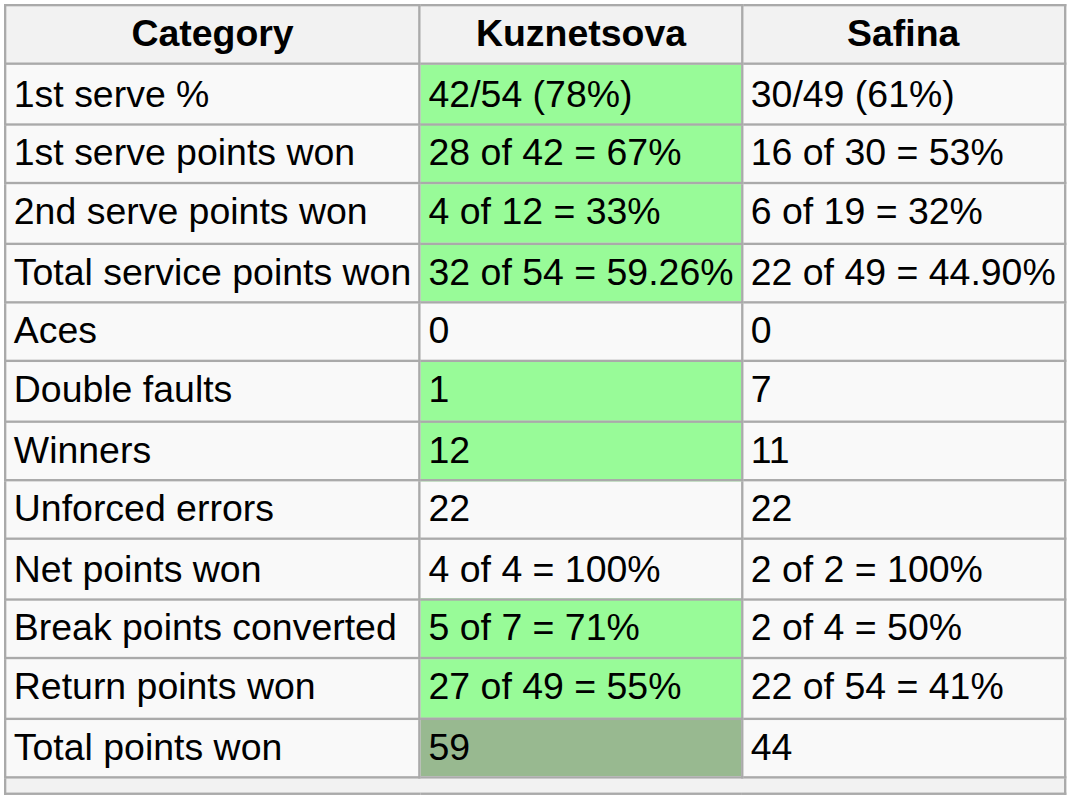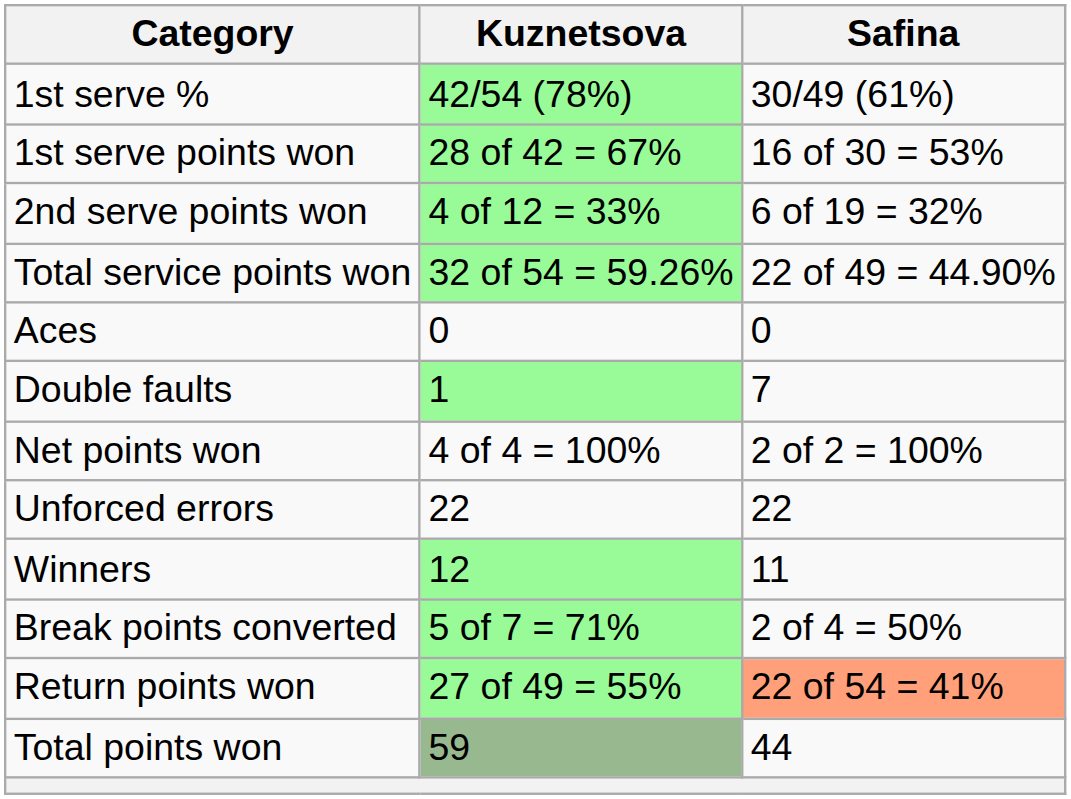rows swapped: (82, 449) <-> (138, 568)
(877, 687) no background -> (877, 687) lightsalmon background
